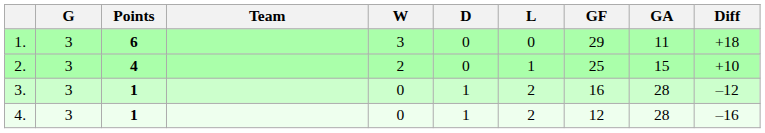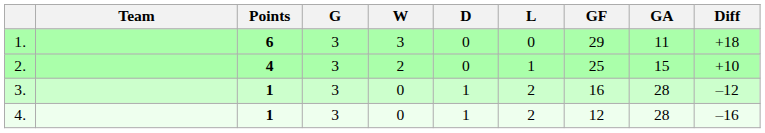columns swapped: (267, 16) <-> (69, 16)
